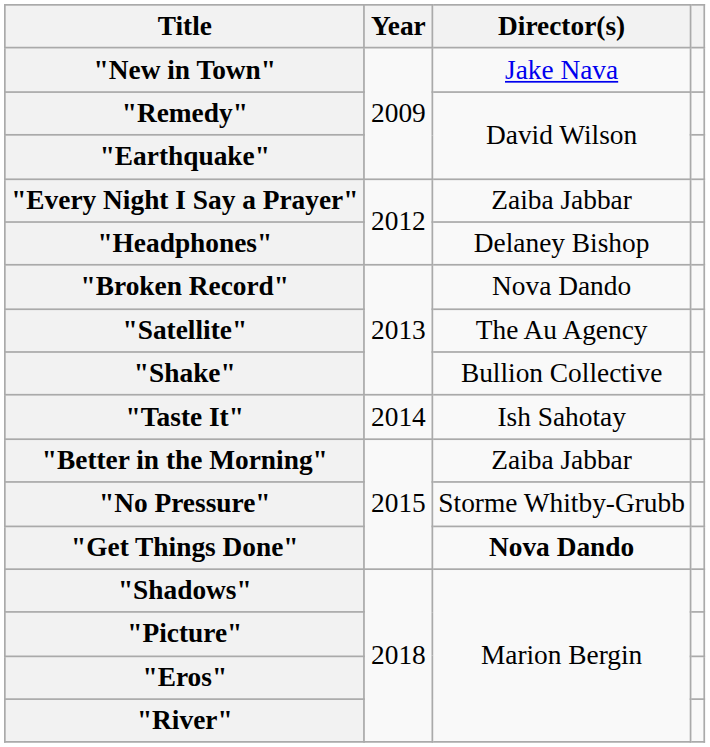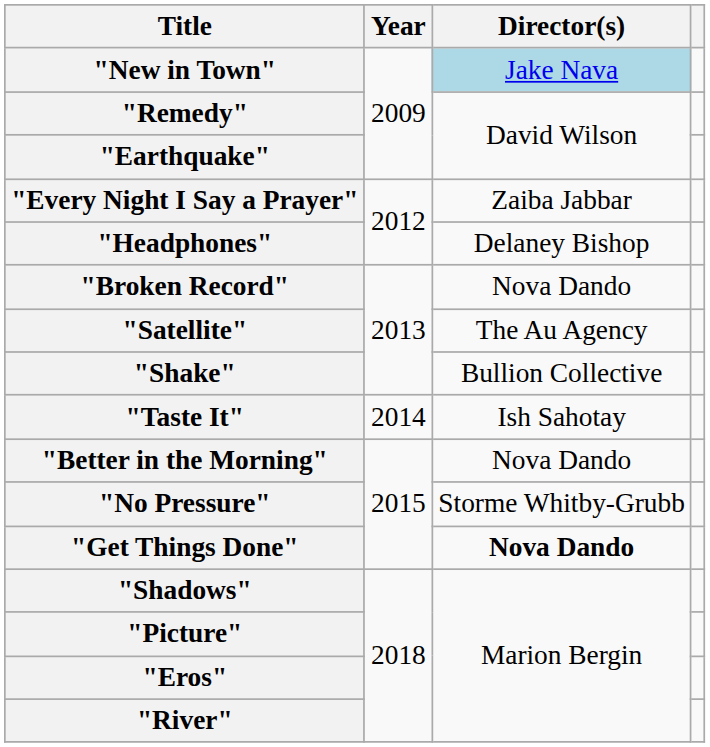(562, 69) no background -> (562, 69) lightblue background
(562, 460) Zaiba Jabbar -> (562, 460) Nova Dando
